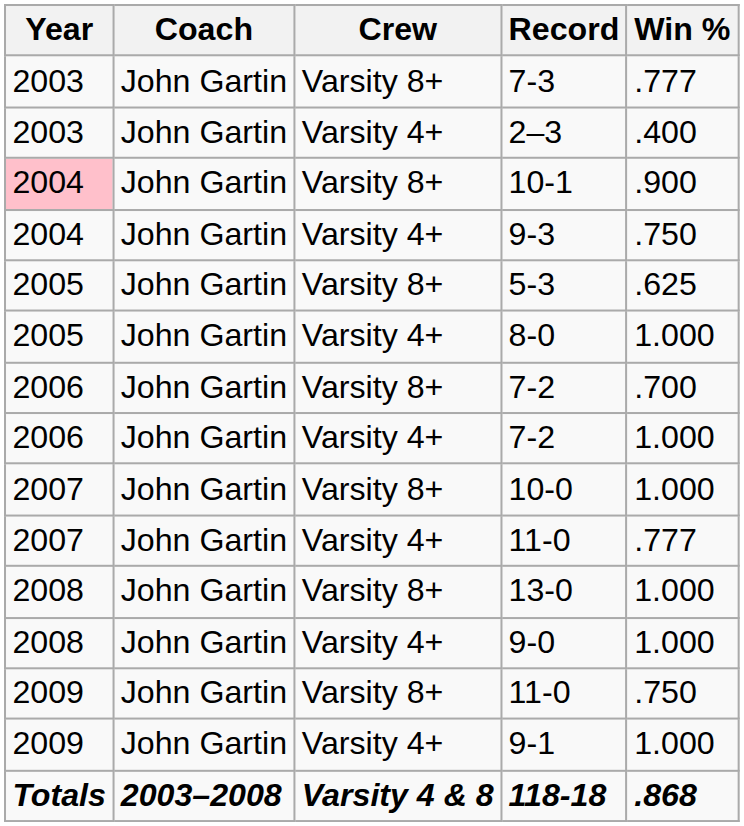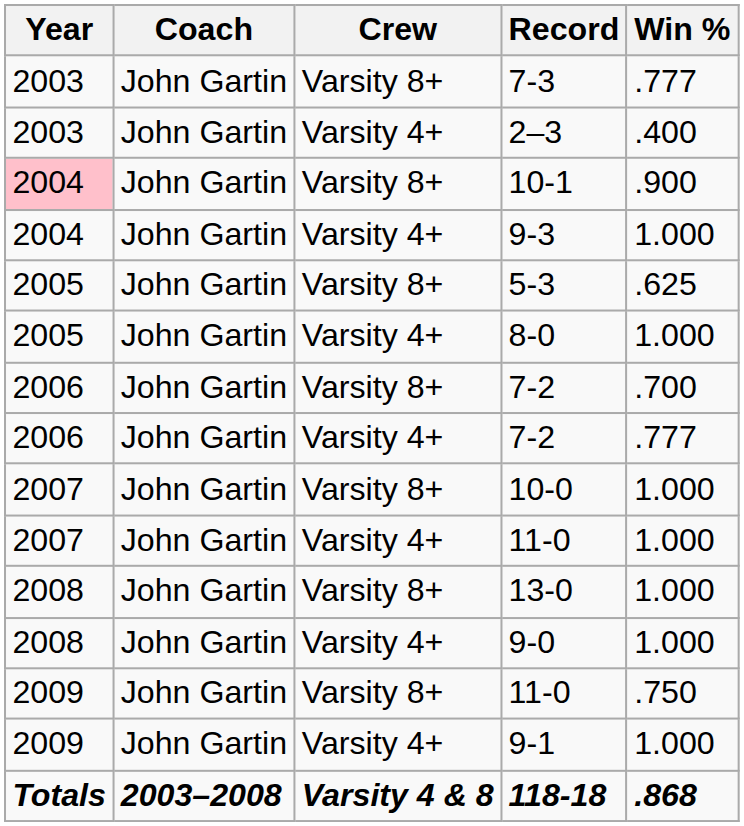(665, 234) .750 -> (674, 234) 1.000
(674, 438) 1.000 -> (665, 438) .777
(665, 540) .777 -> (674, 540) 1.000
